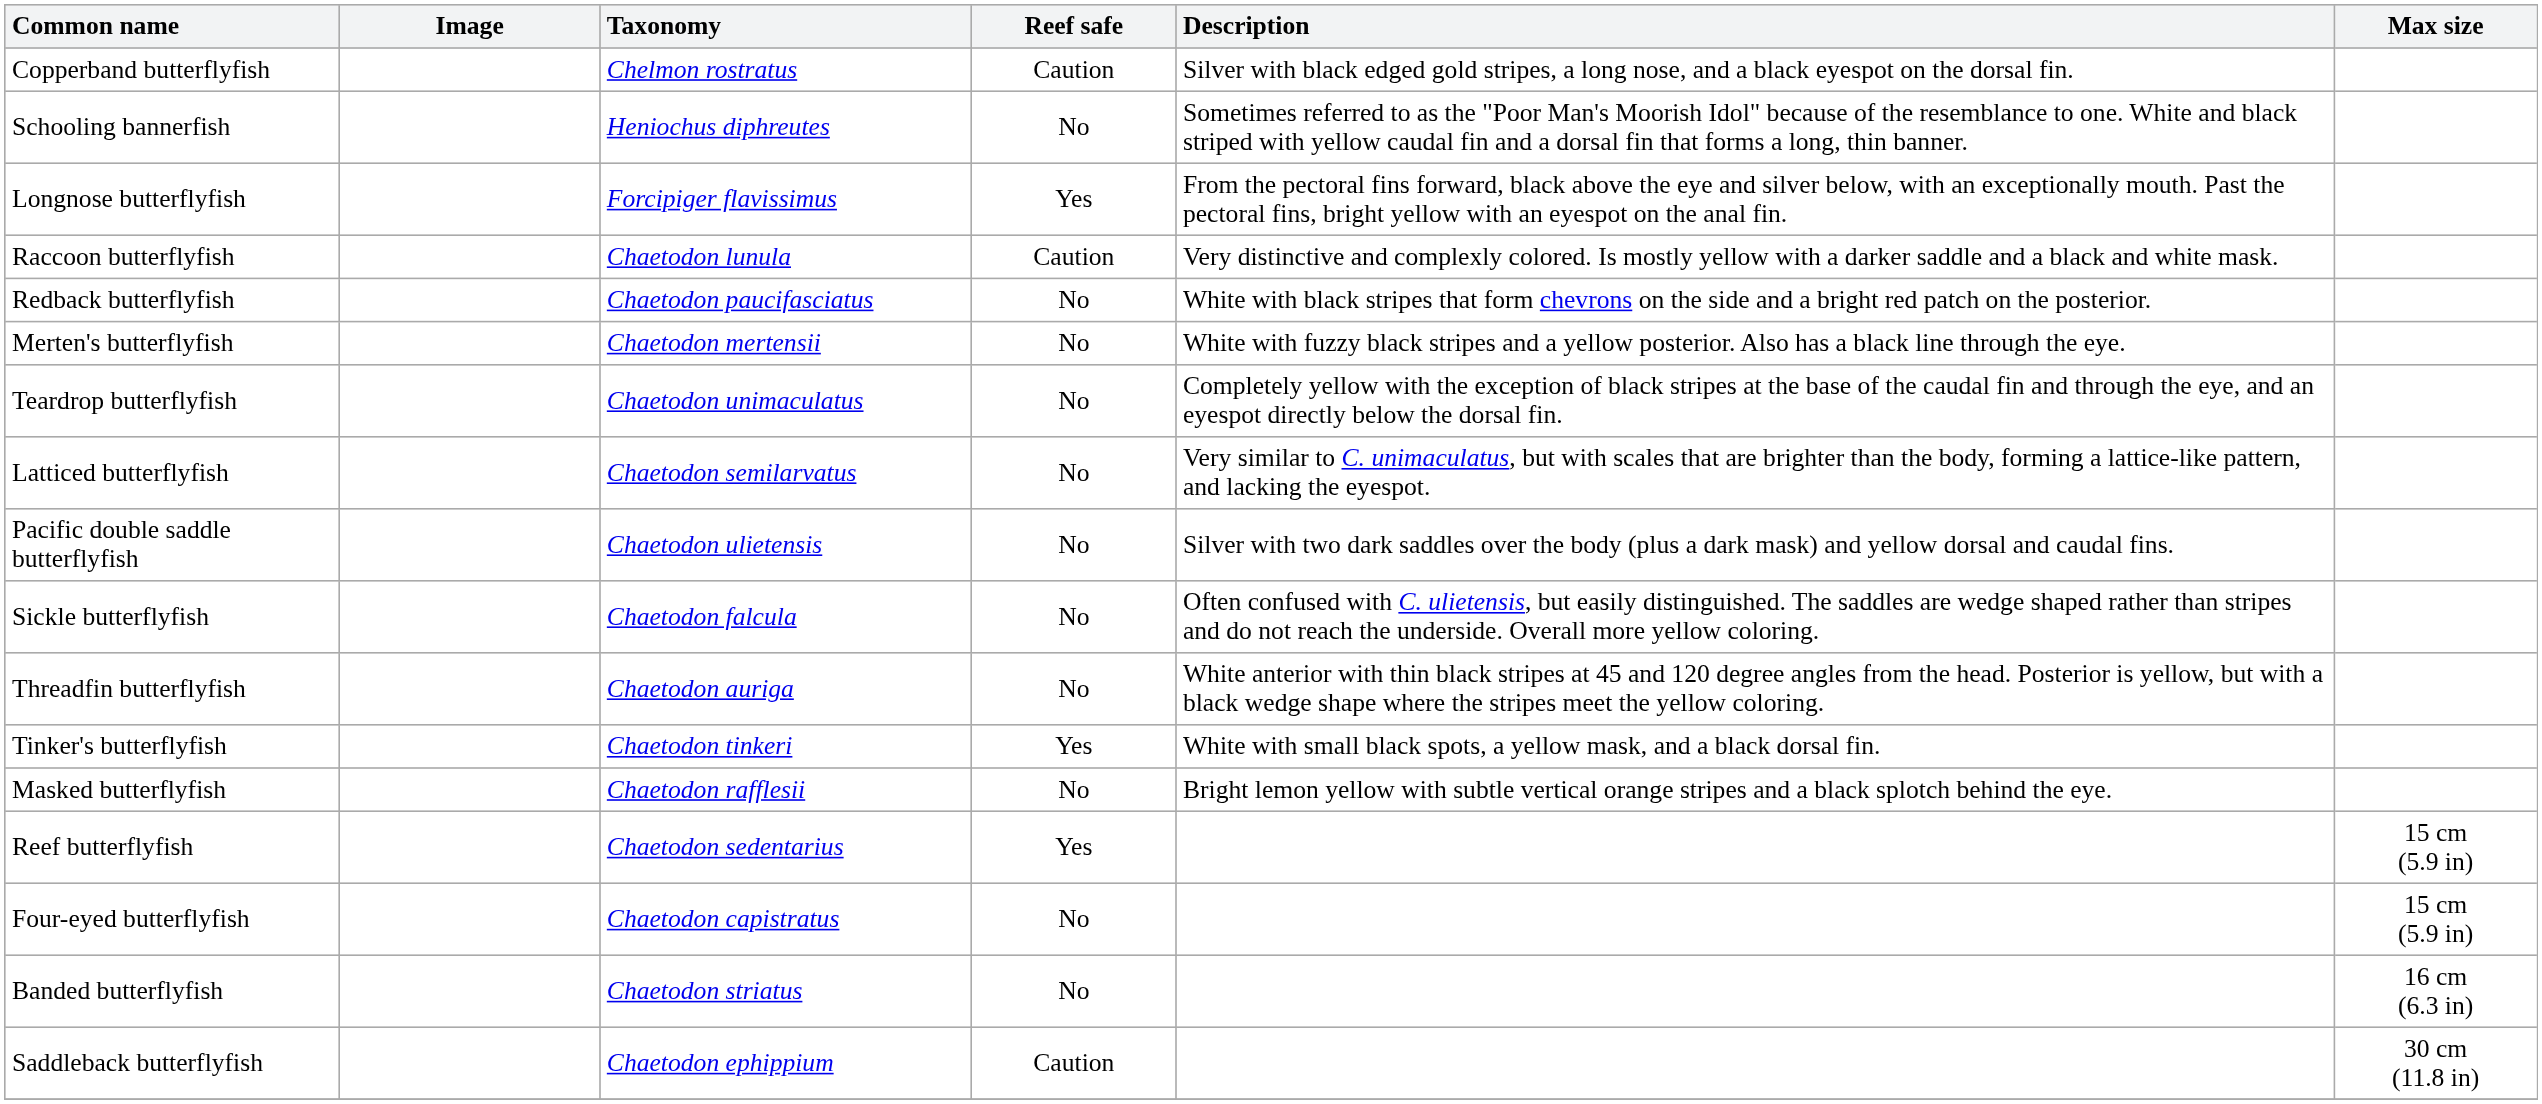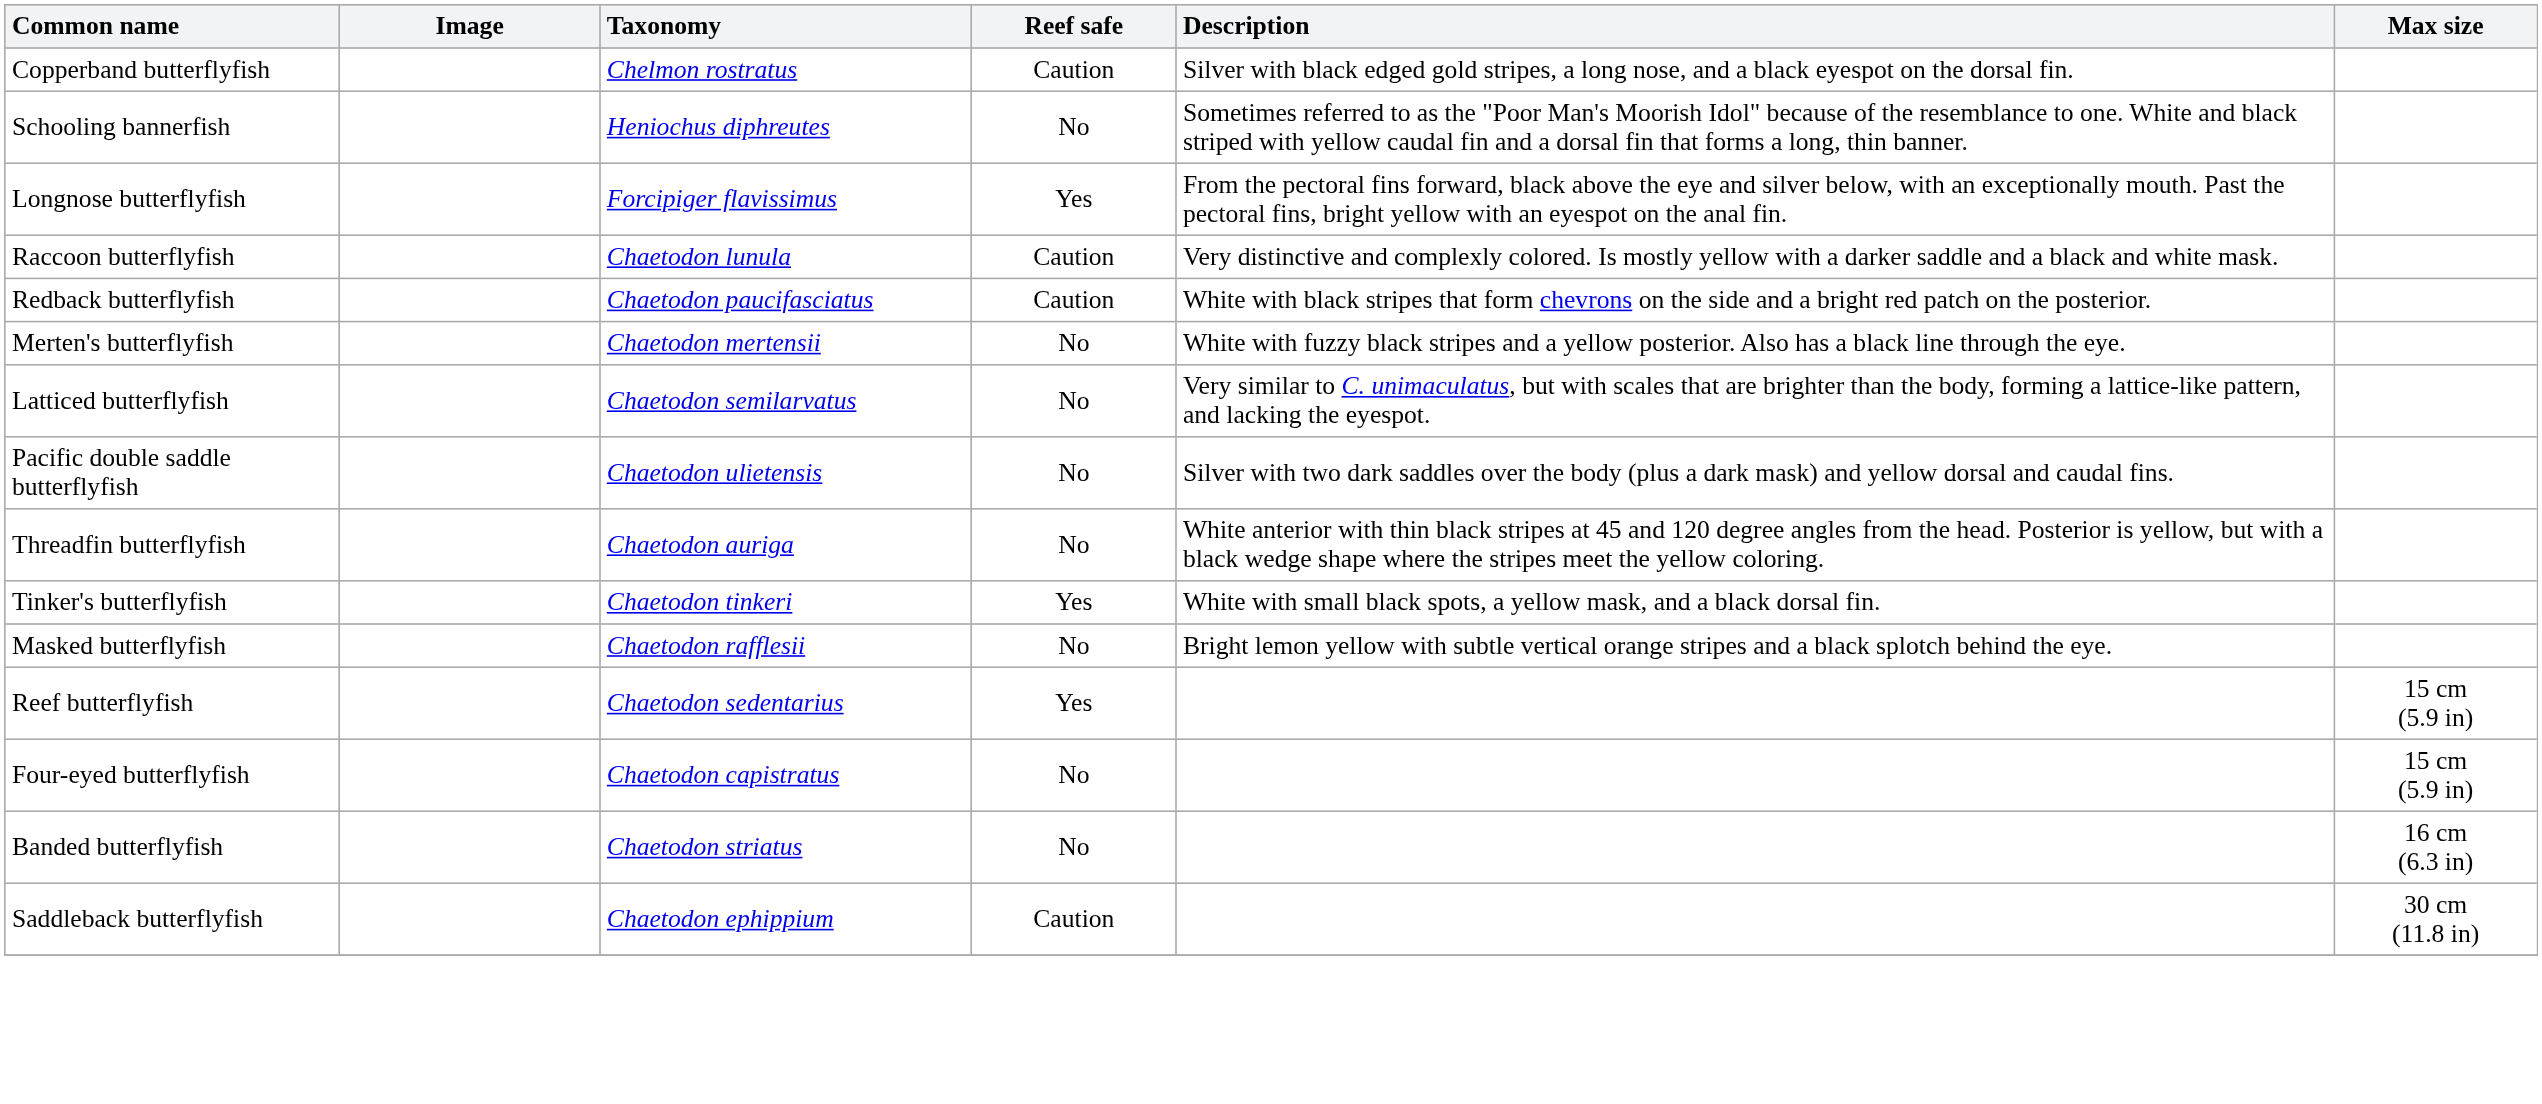(1074, 299) No -> (1074, 299) Caution
- row: (124, 400)
- row: (110, 616)
